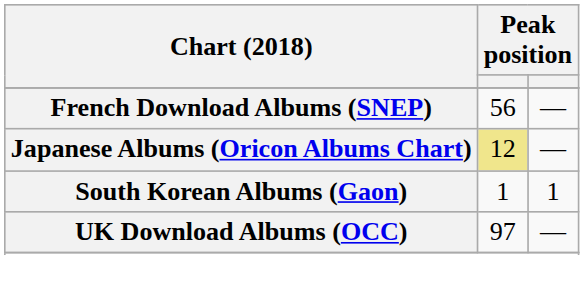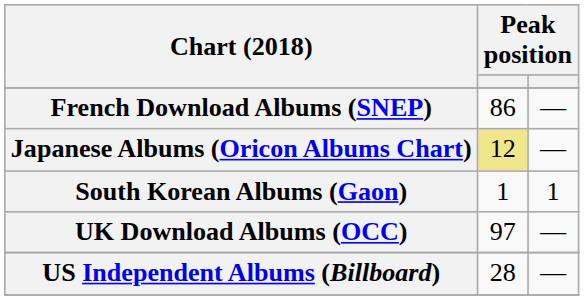(503, 107) 56 -> (503, 107) 86
+ row: (241, 273)
